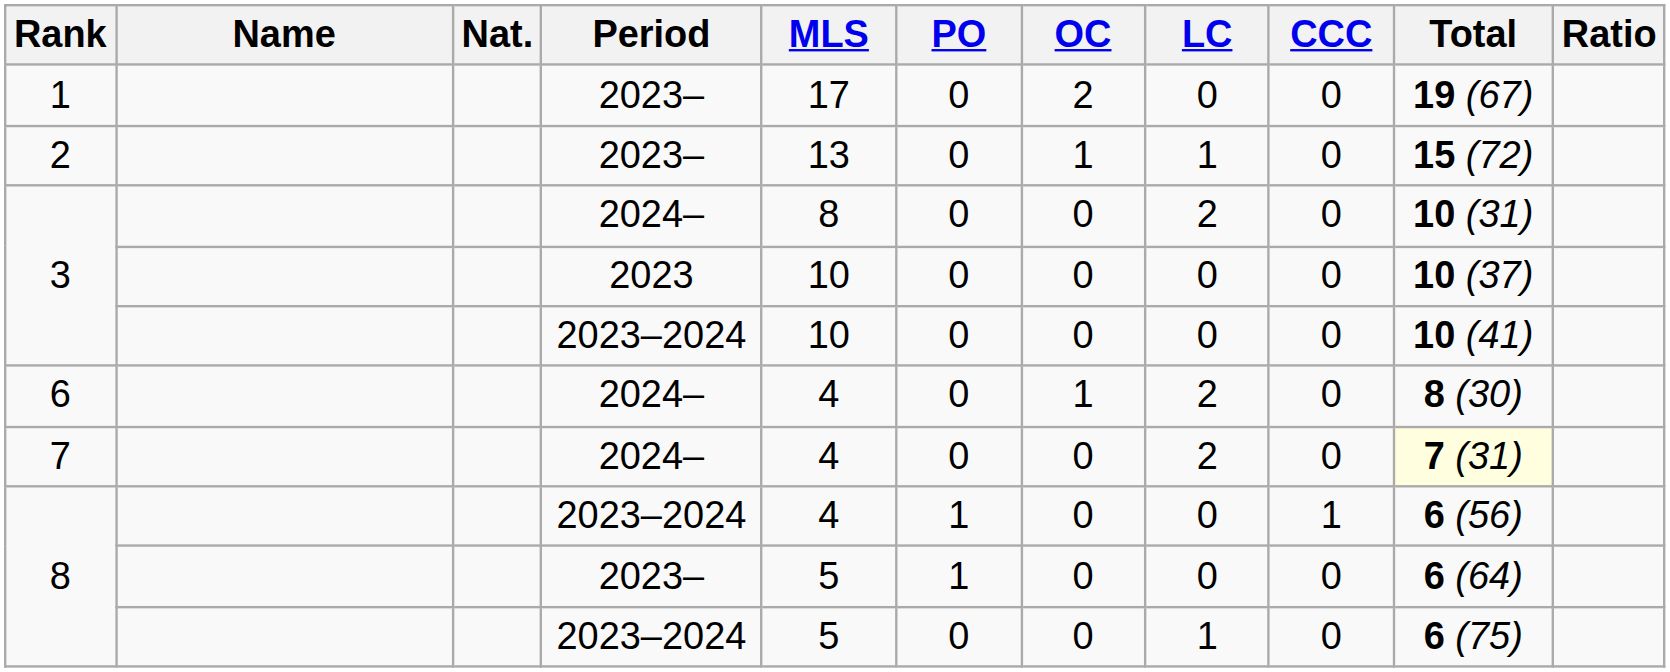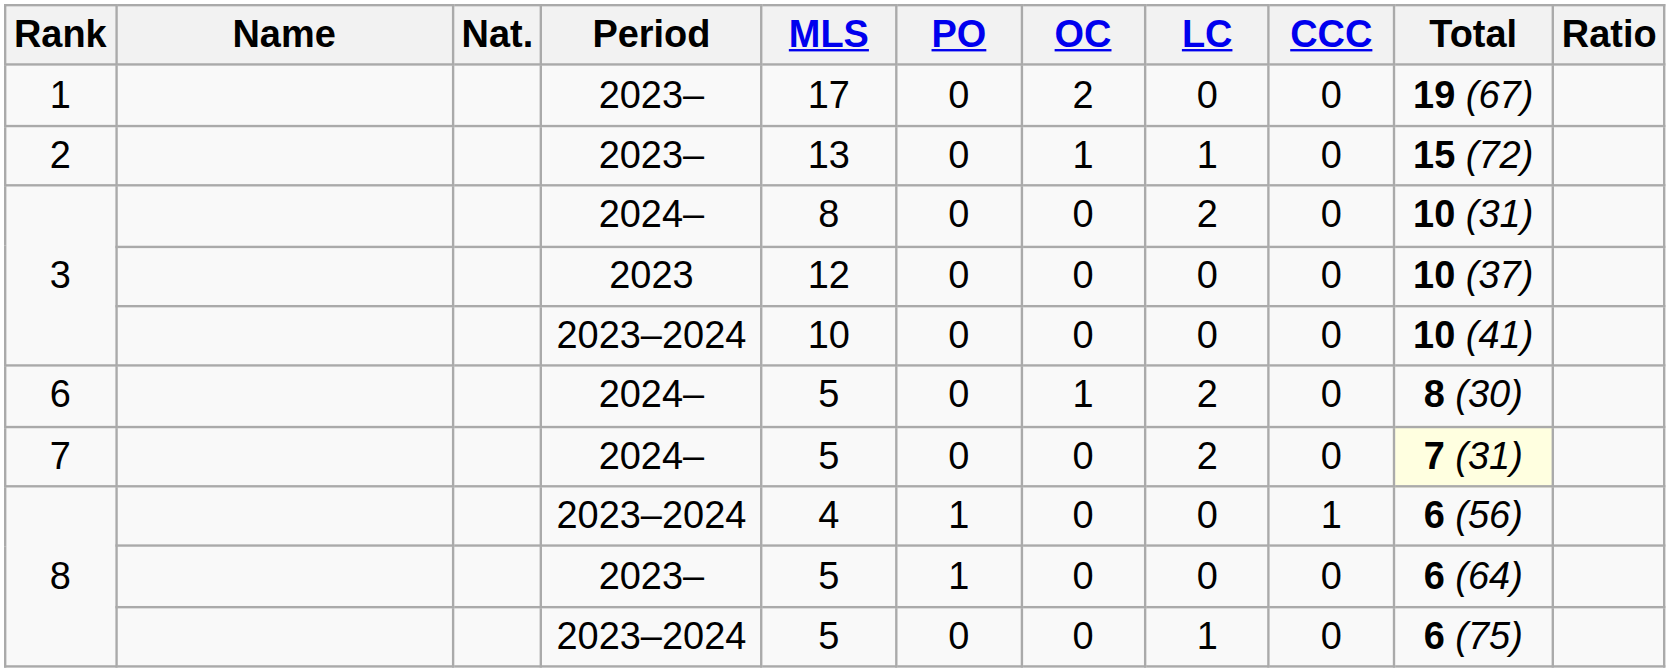(829, 275) 10 -> (829, 275) 12
(829, 395) 4 -> (829, 395) 5
(829, 455) 4 -> (829, 455) 5
